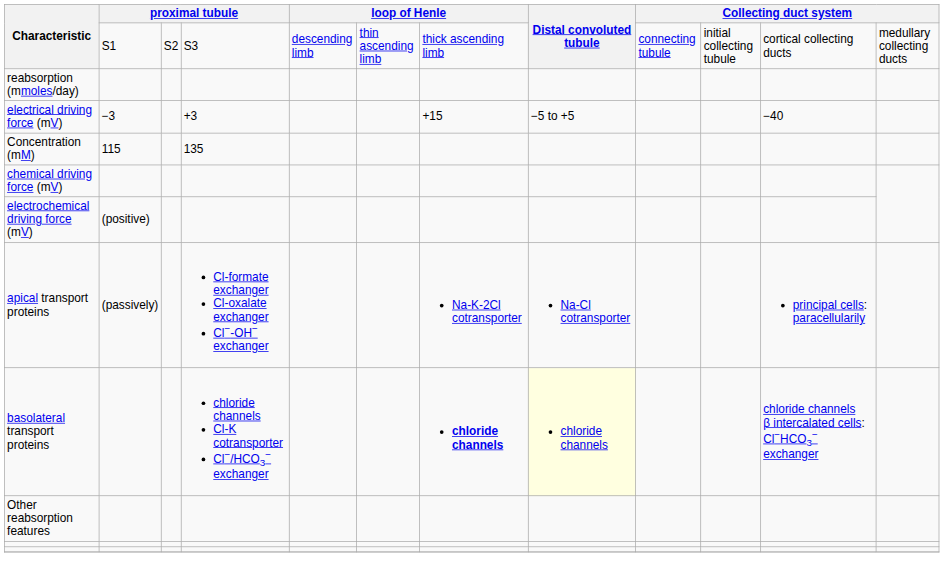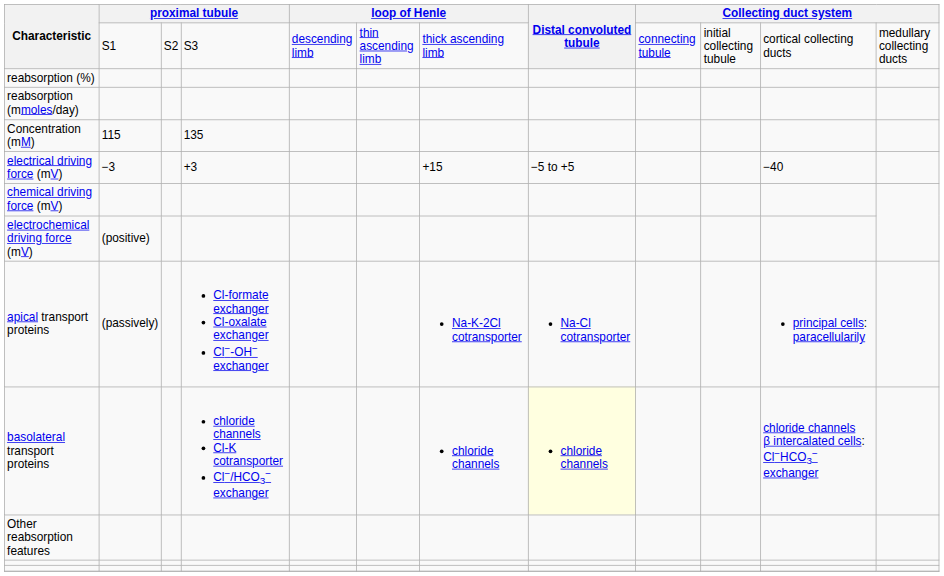+ row: (51, 78)
rows swapped: (44, 148) <-> (50, 116)
(474, 439) bold -> (474, 457) normal
